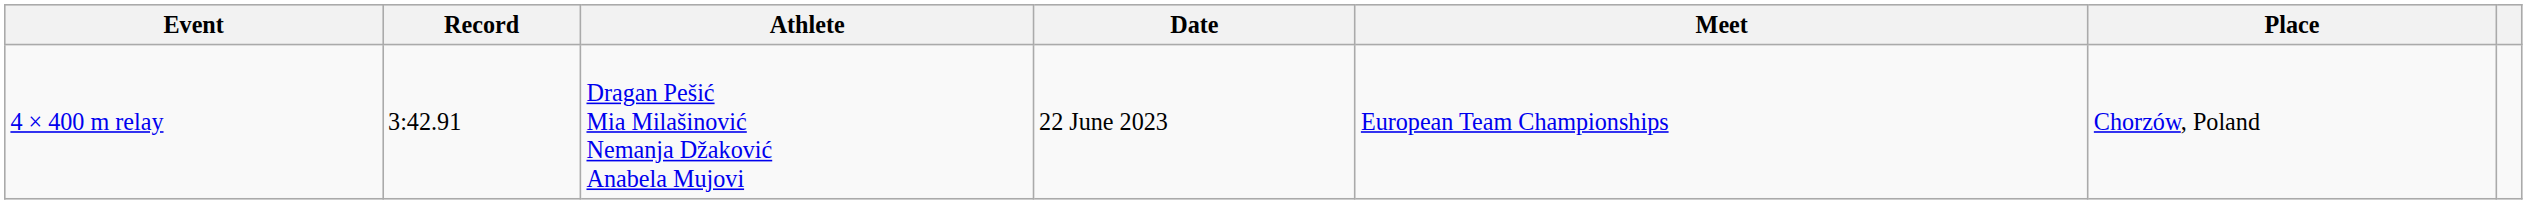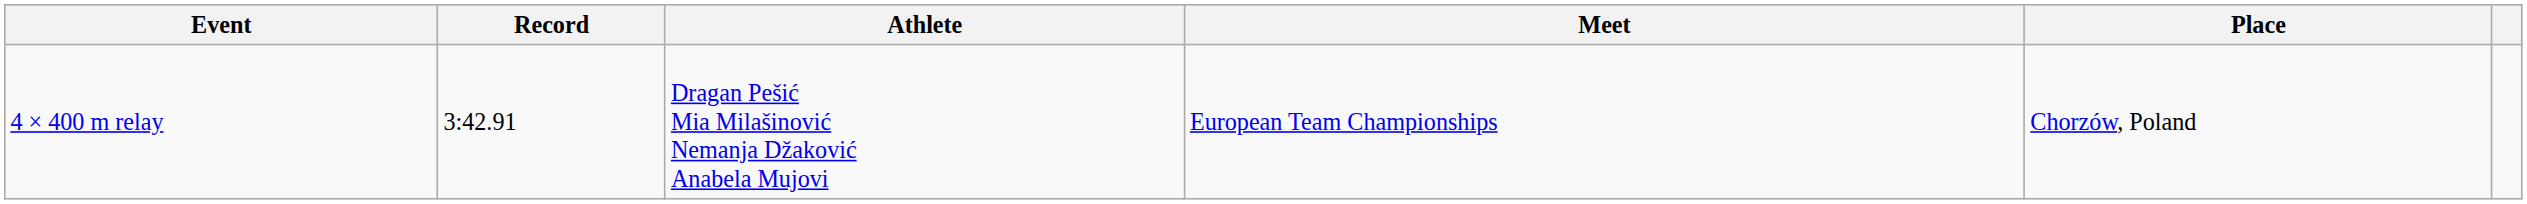- column: (1194, 24)
